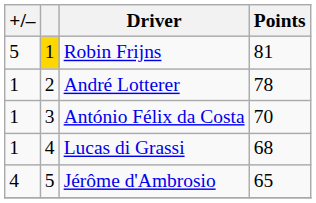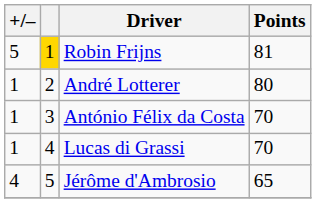(263, 84) 78 -> (263, 84) 80
(263, 148) 68 -> (263, 148) 70
